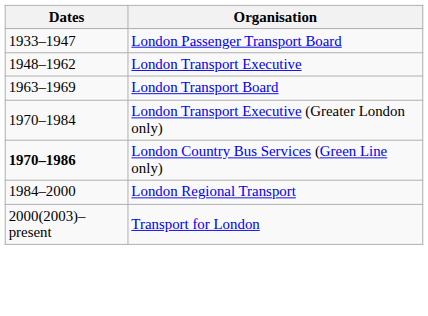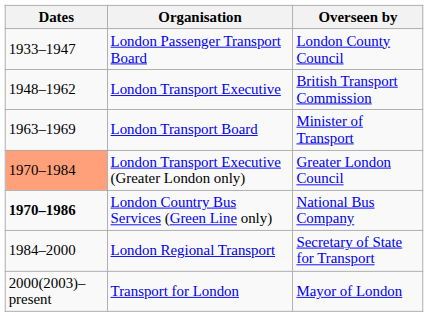+ column: (358, 17)
(42, 119) no background -> (42, 170) lightsalmon background
